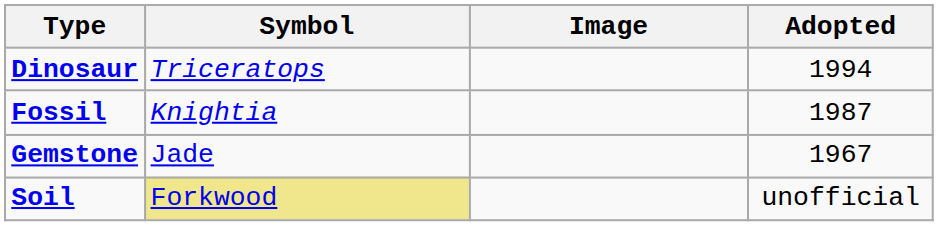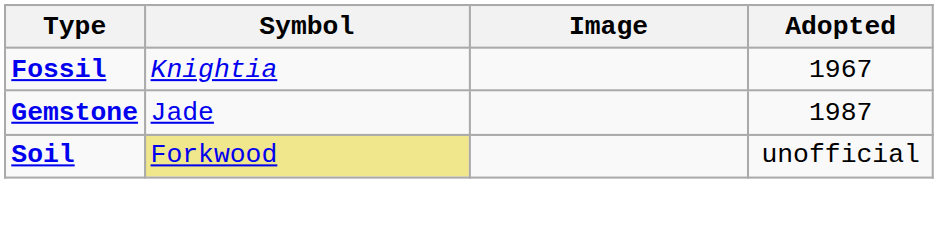- row: (75, 70)
(841, 113) 1987 -> (841, 70) 1967
(841, 156) 1967 -> (841, 113) 1987
